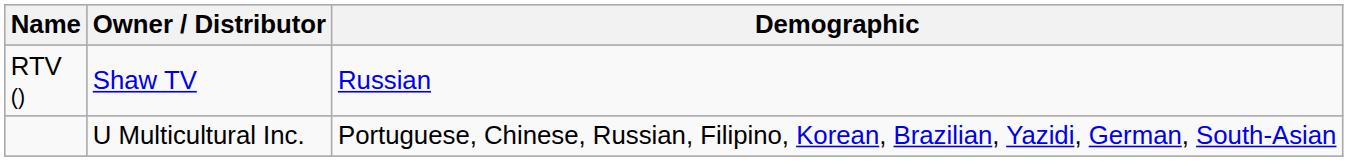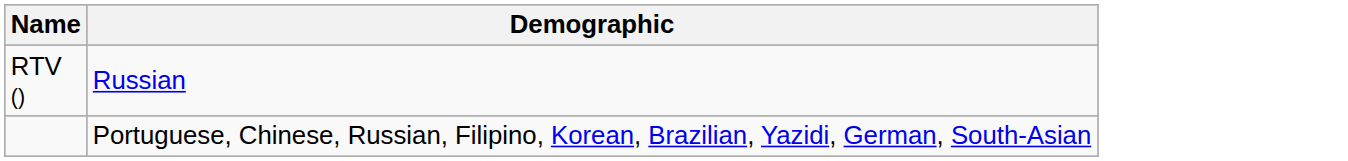- column: (209, 24)
